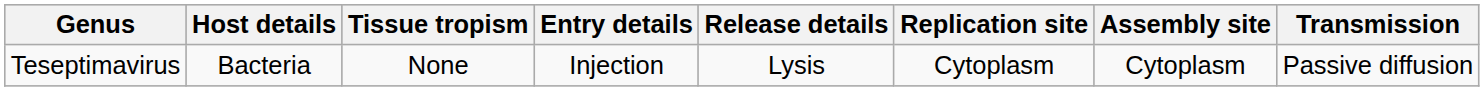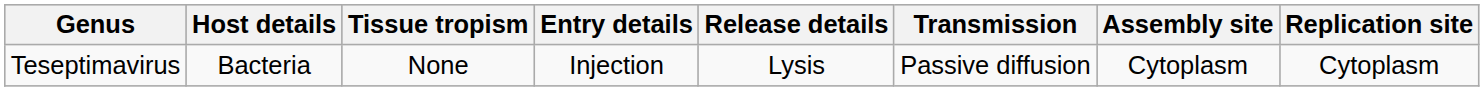columns swapped: (994, 24) <-> (1378, 24)
